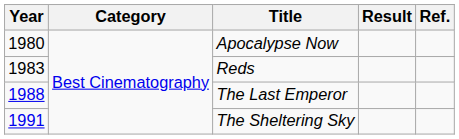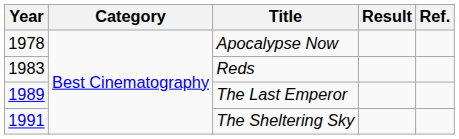(26, 43) 1980 -> (26, 43) 1978
(26, 95) 1988 -> (26, 95) 1989
